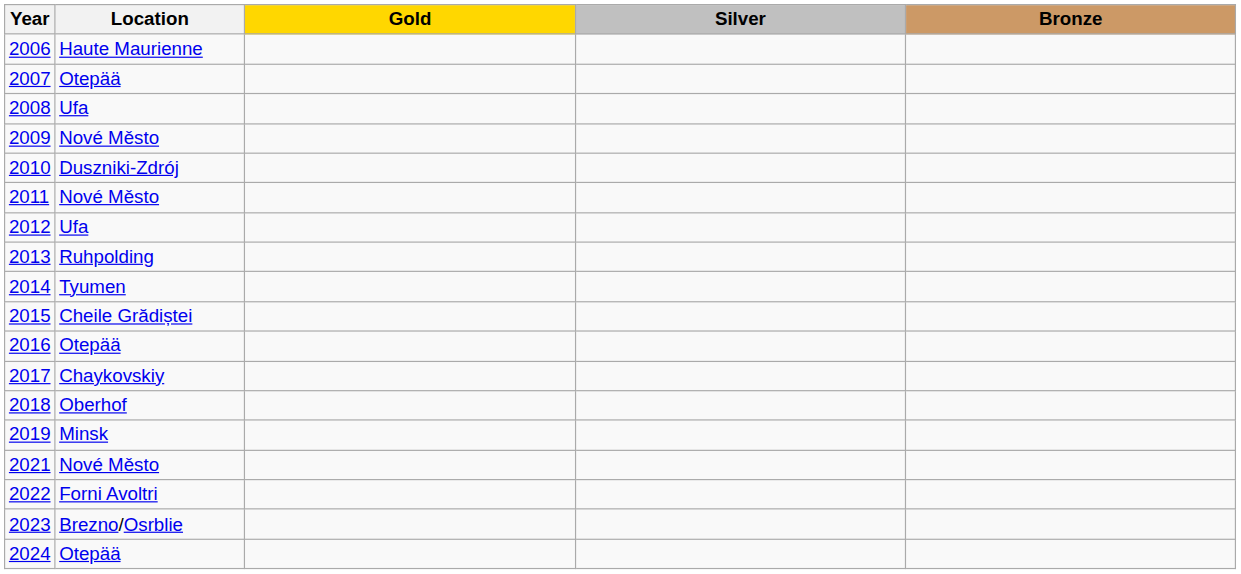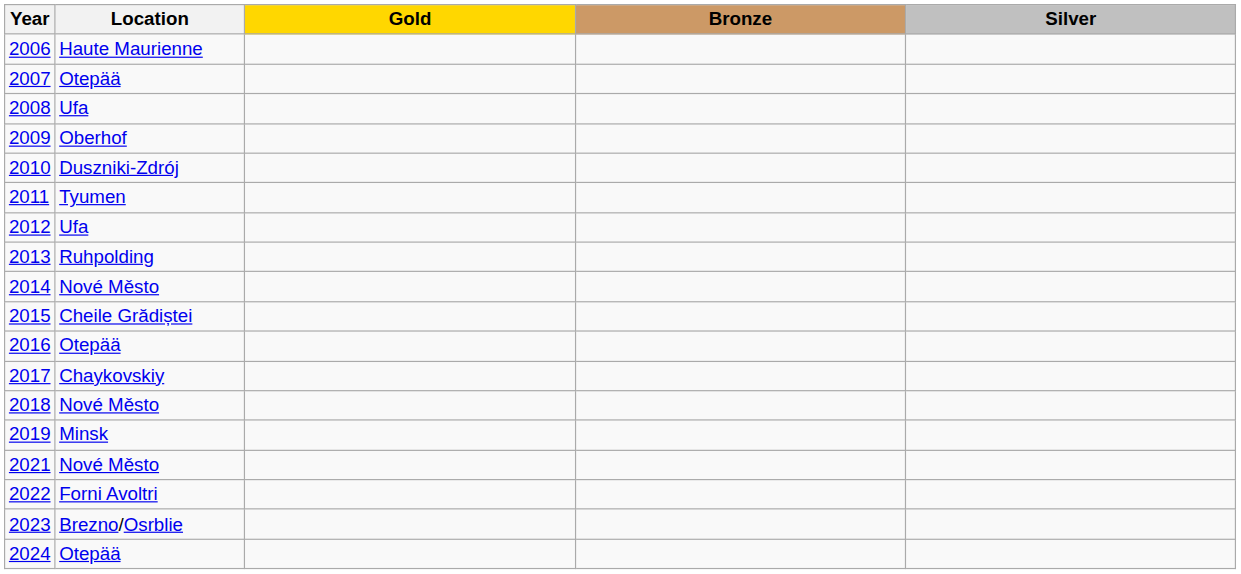columns swapped: (740, 19) <-> (1071, 19)
(109, 138) Nové Město -> (93, 138) Oberhof
(109, 197) Nové Město -> (92, 197) Tyumen
(92, 286) Tyumen -> (109, 286) Nové Město
(93, 405) Oberhof -> (109, 405) Nové Město
